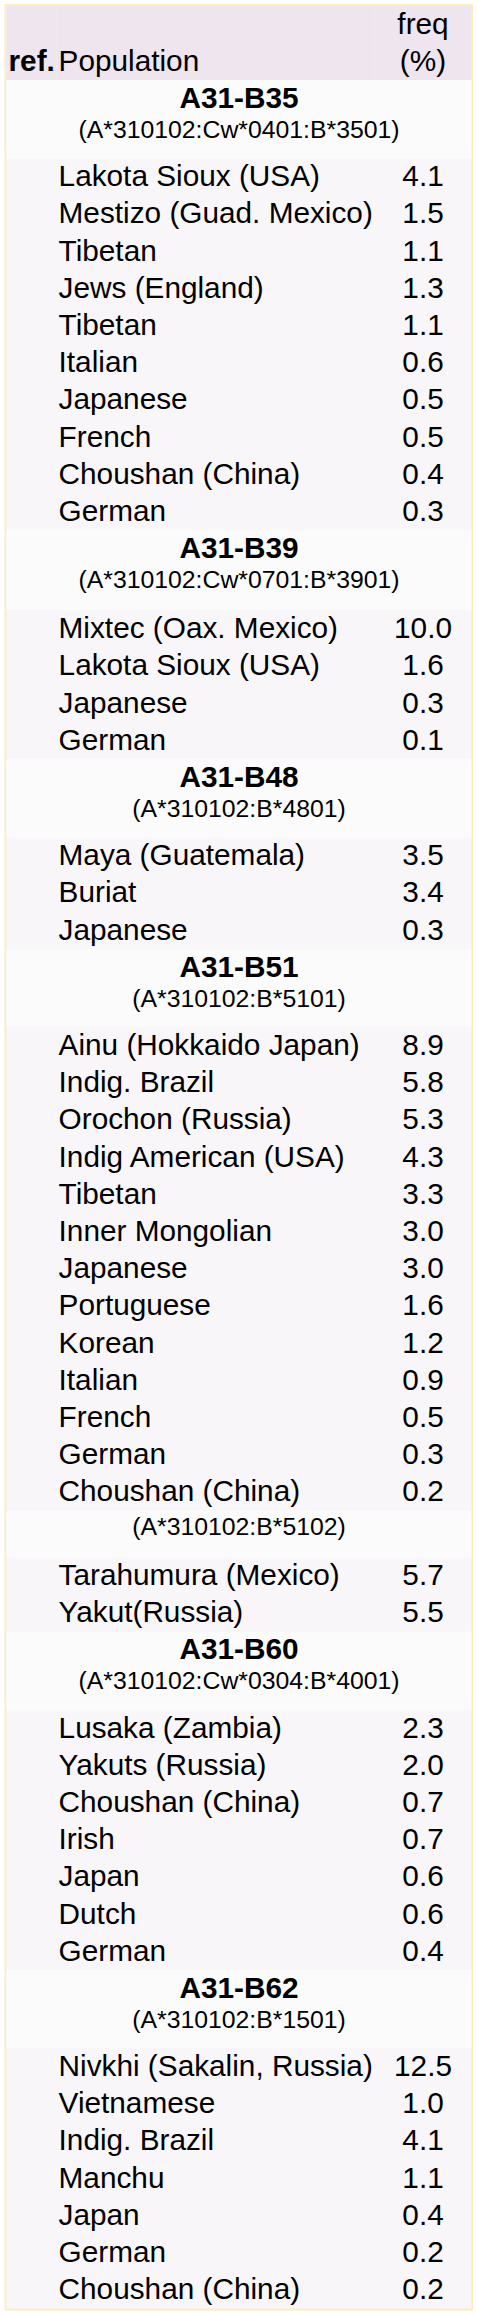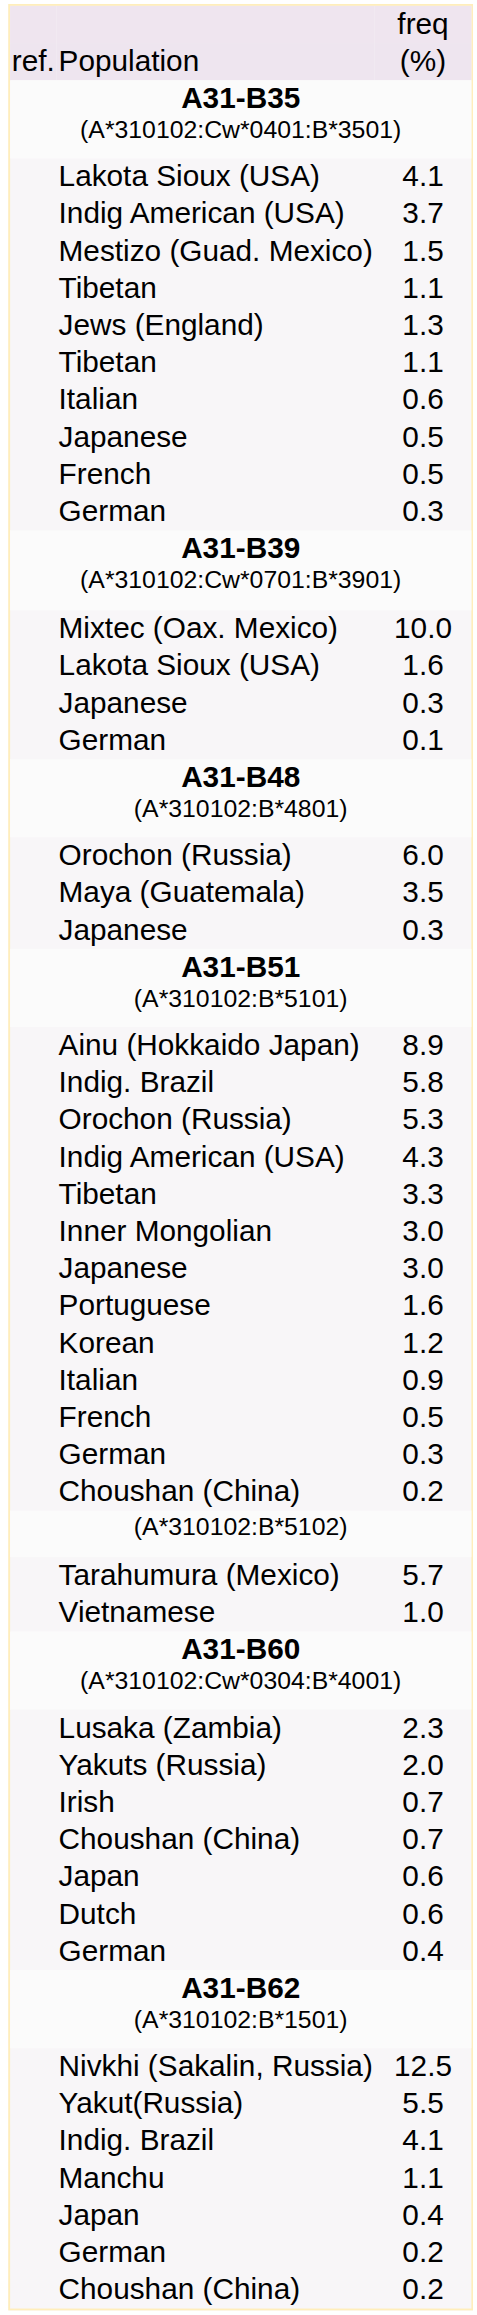(32, 61) bold -> (33, 61) normal
+ row: (202, 214)
- row: (179, 474)
+ row: (175, 855)
- row: (97, 892)
rows swapped: (137, 2104) <-> (151, 1611)
rows swapped: (87, 1839) <-> (179, 1802)
